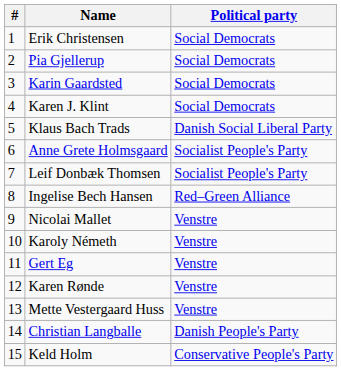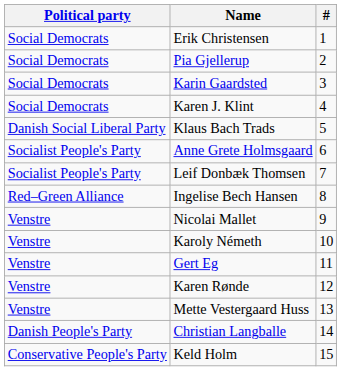columns swapped: (15, 15) <-> (254, 15)
